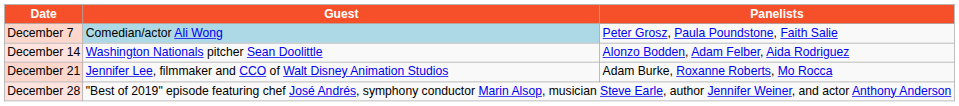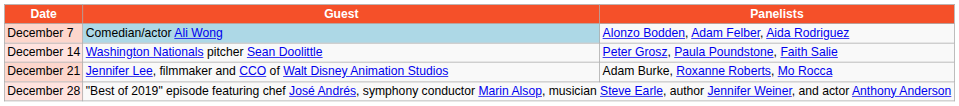(720, 33) Peter Grosz, Paula Poundstone, Faith Salie -> (726, 33) Alonzo Bodden, Adam Felber, Aida Rodriguez
(726, 52) Alonzo Bodden, Adam Felber, Aida Rodriguez -> (720, 52) Peter Grosz, Paula Poundstone, Faith Salie
